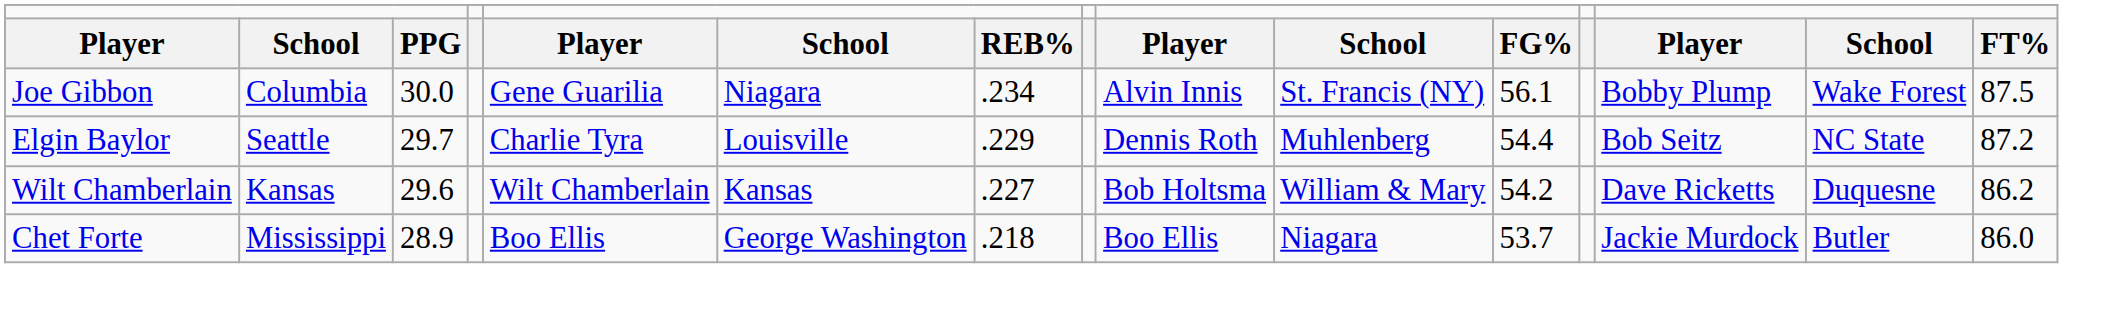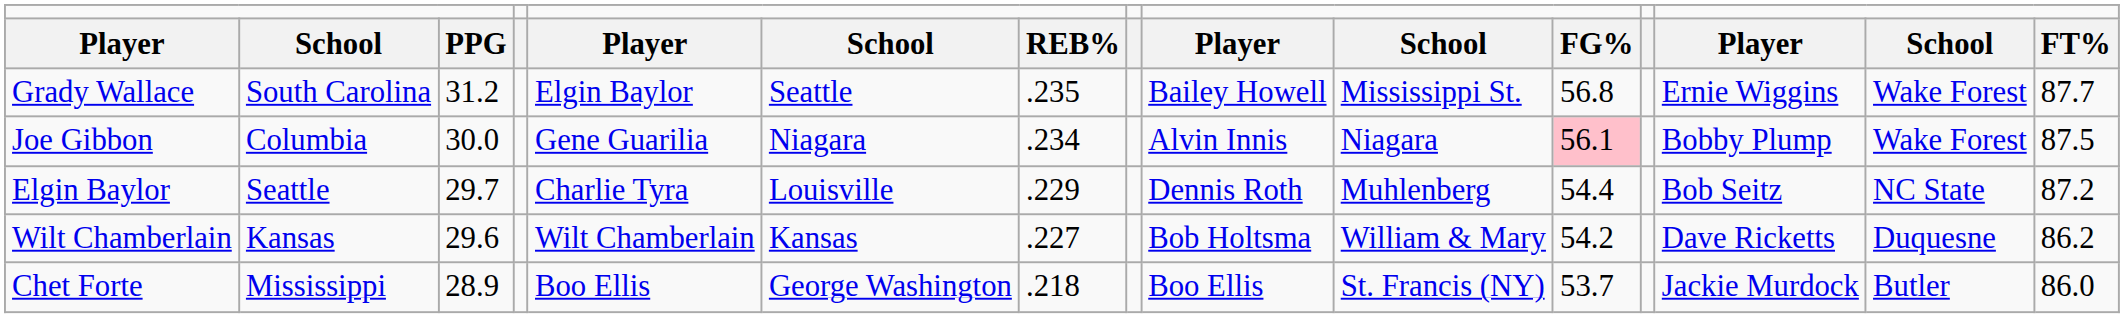+ row: (103, 91)
(1382, 91) St. Francis (NY) -> (1389, 140) Niagara
(1526, 91) no background -> (1587, 140) pink background
(1329, 237) Niagara -> (1443, 286) St. Francis (NY)
